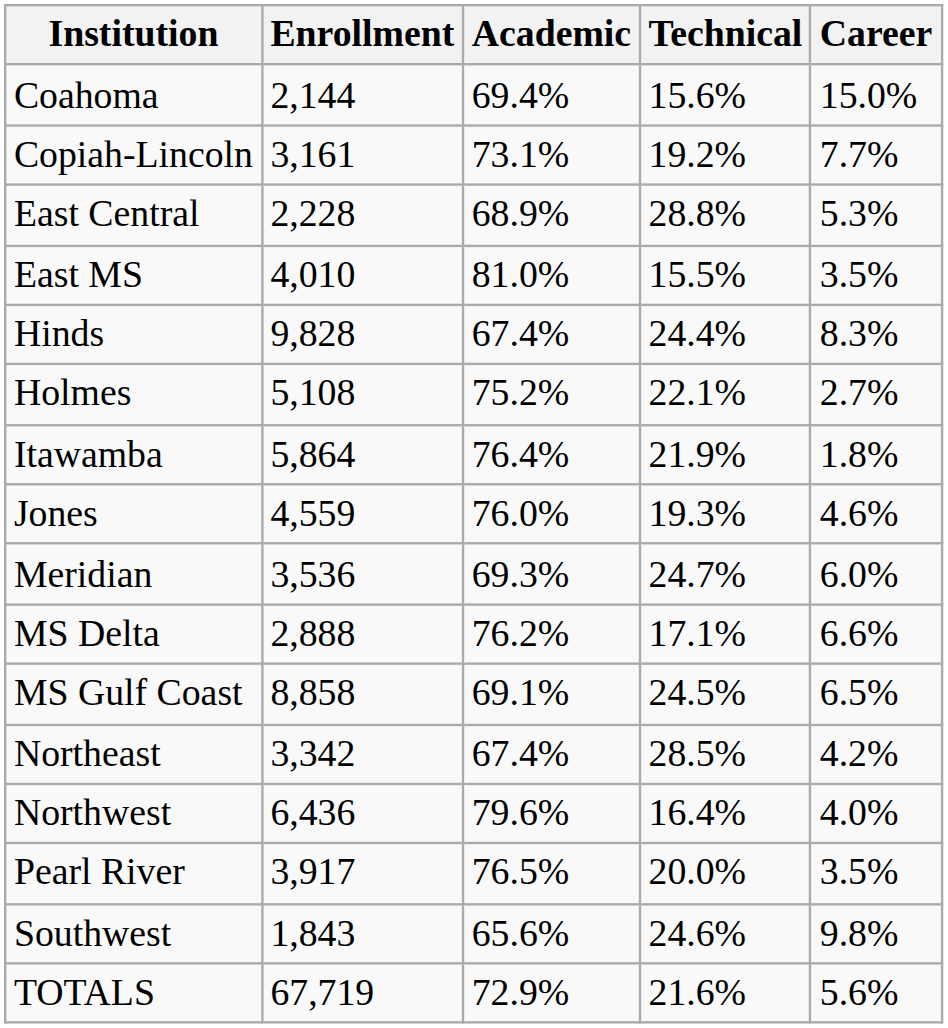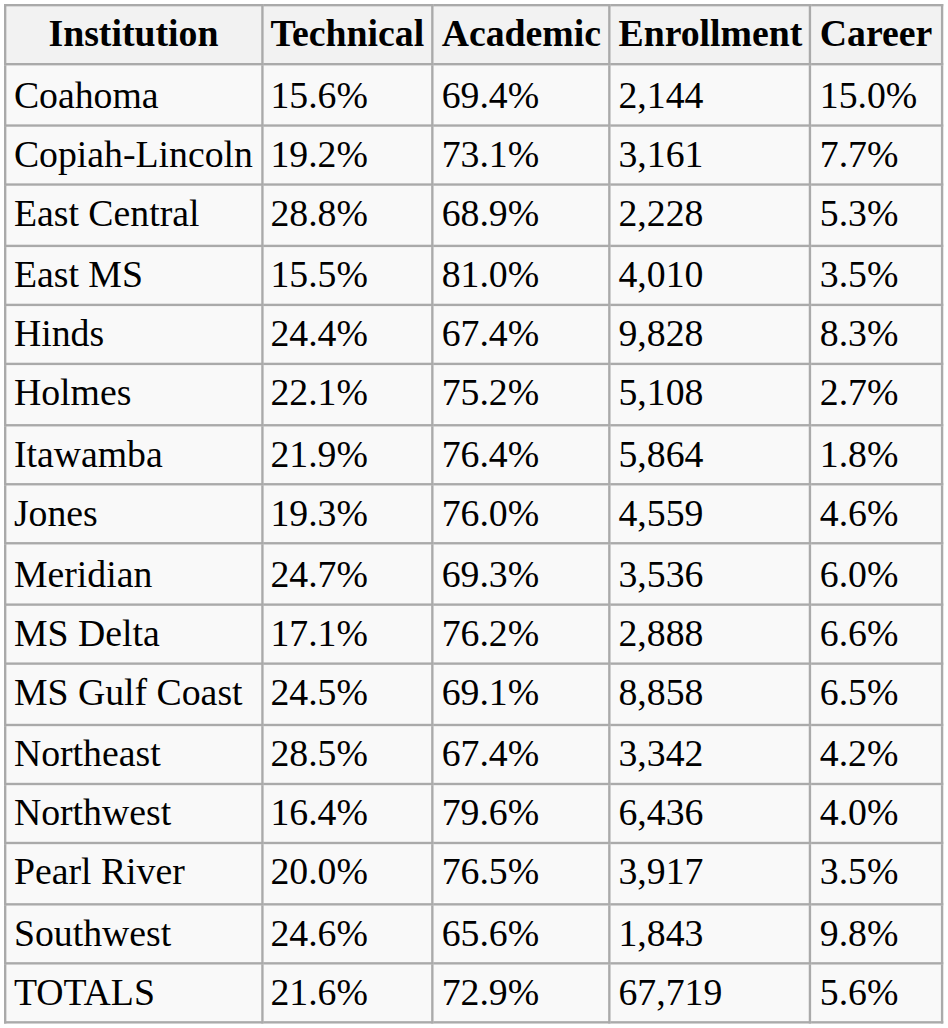columns swapped: (362, 34) <-> (725, 34)
